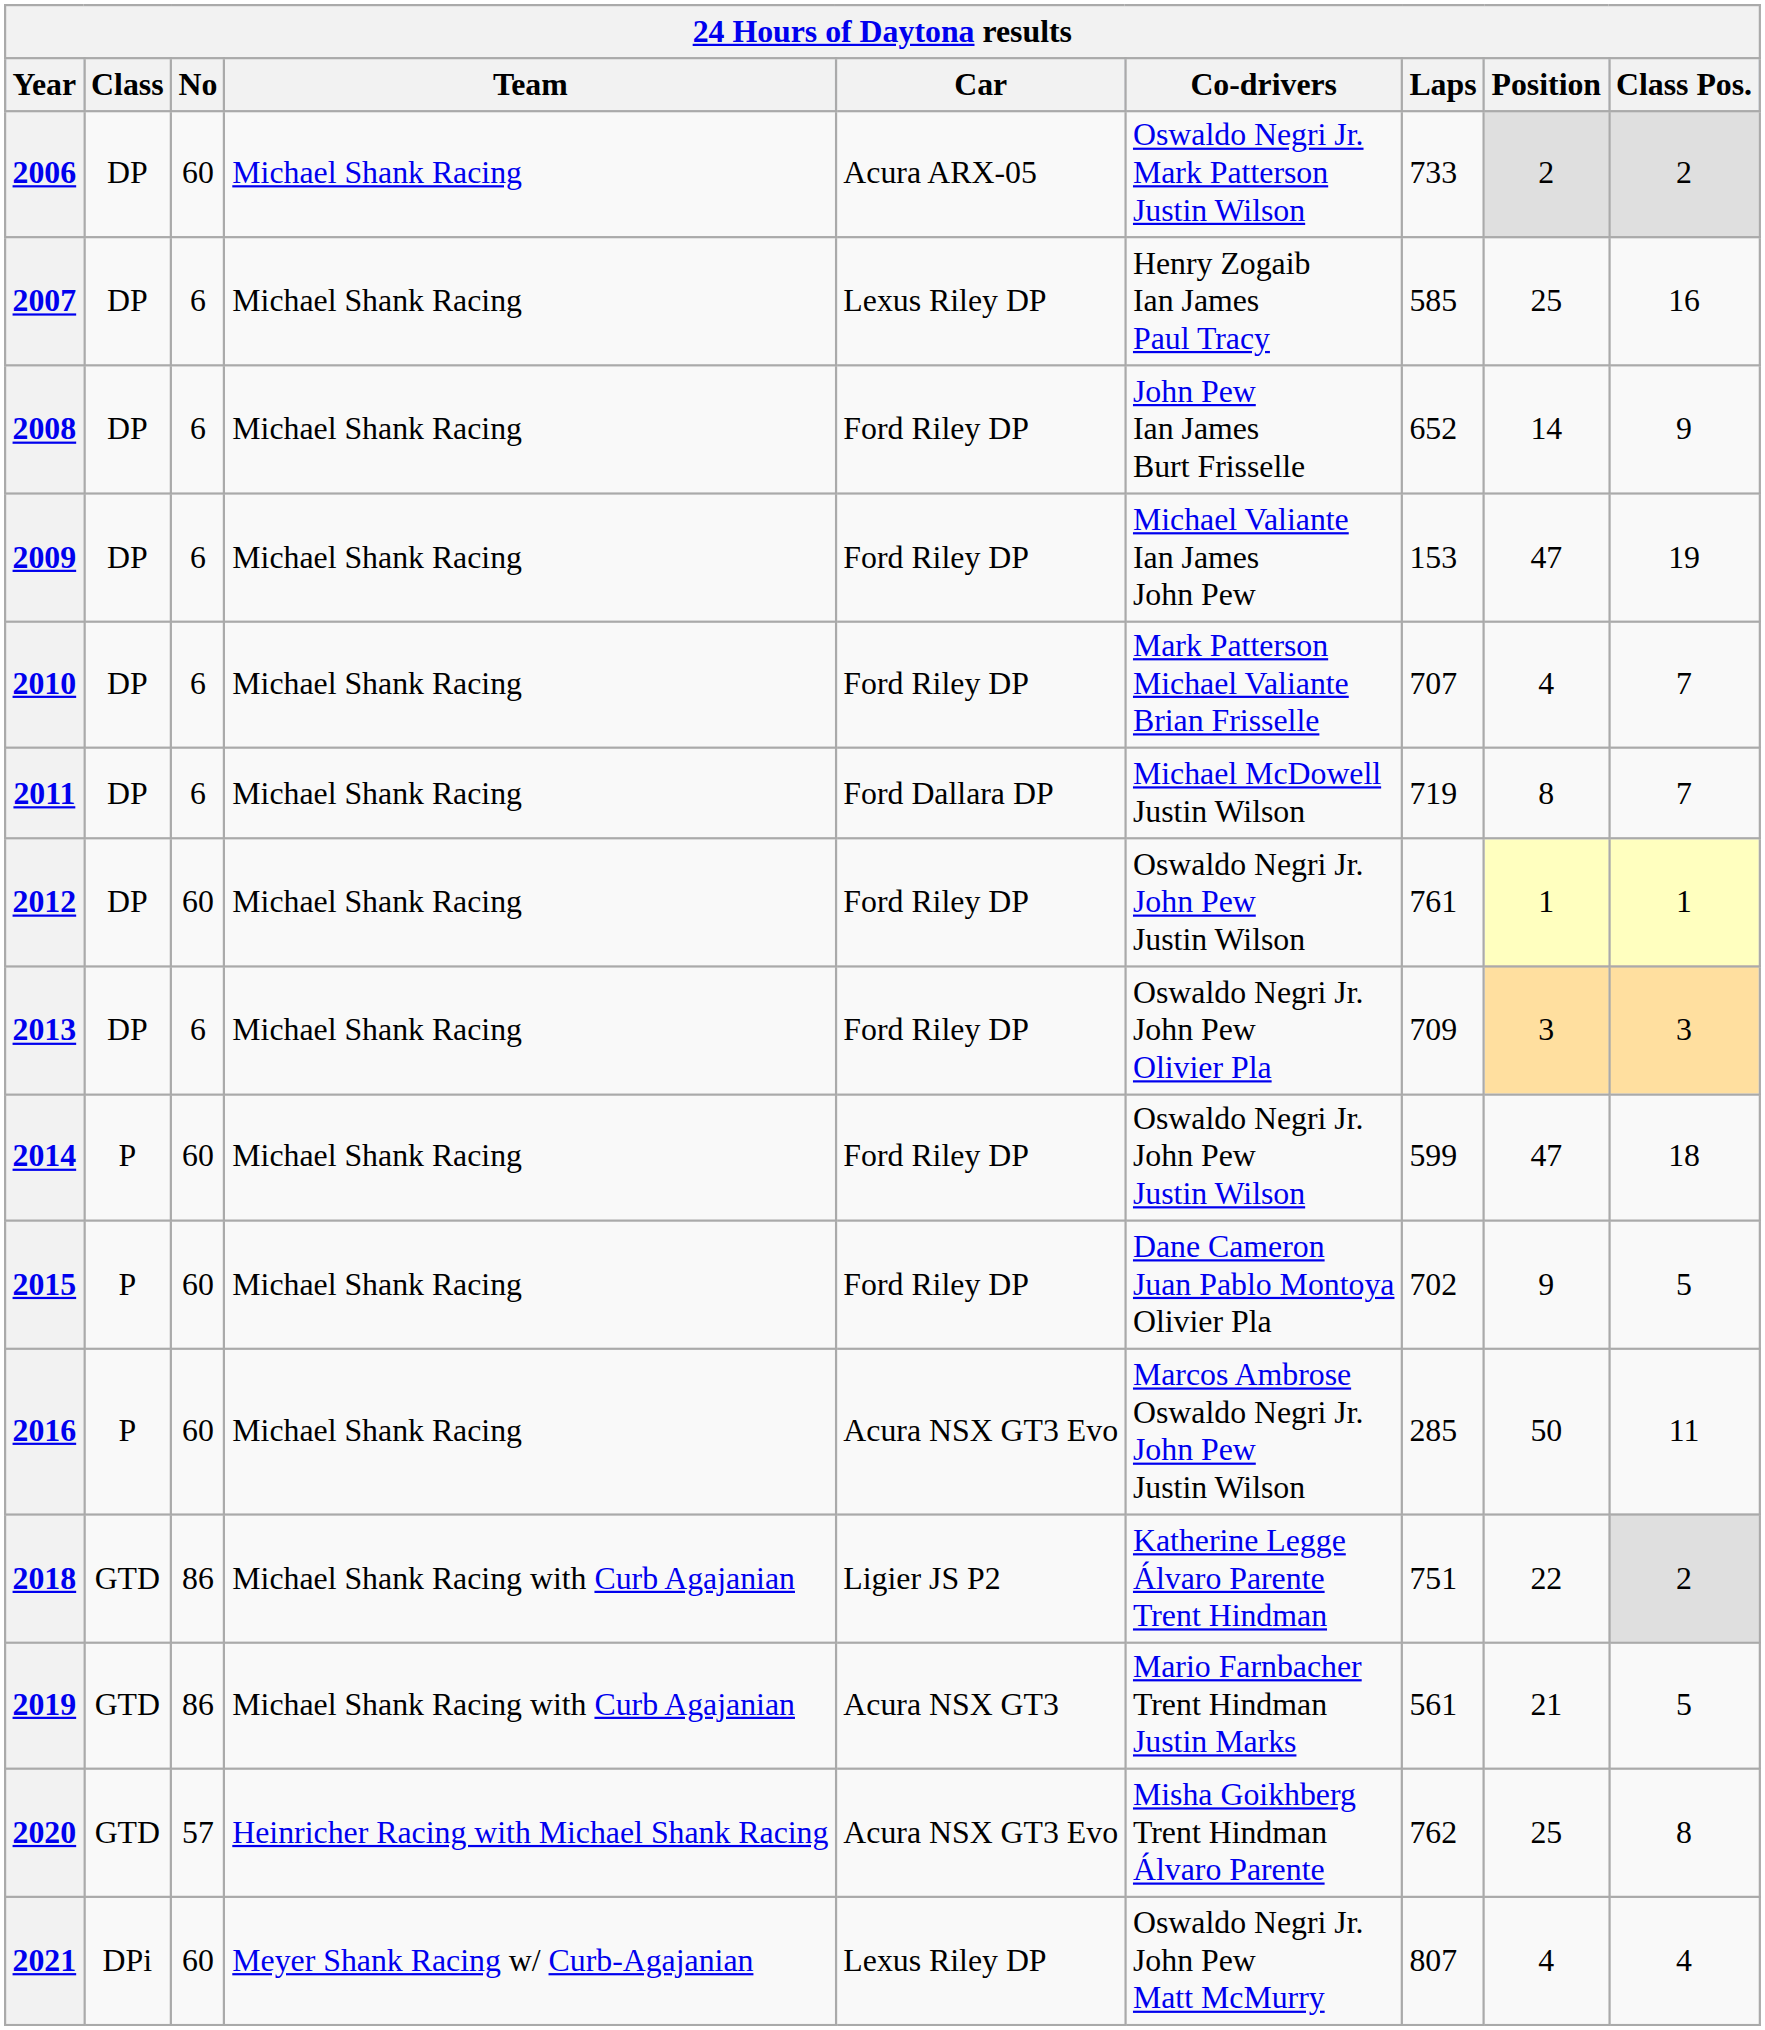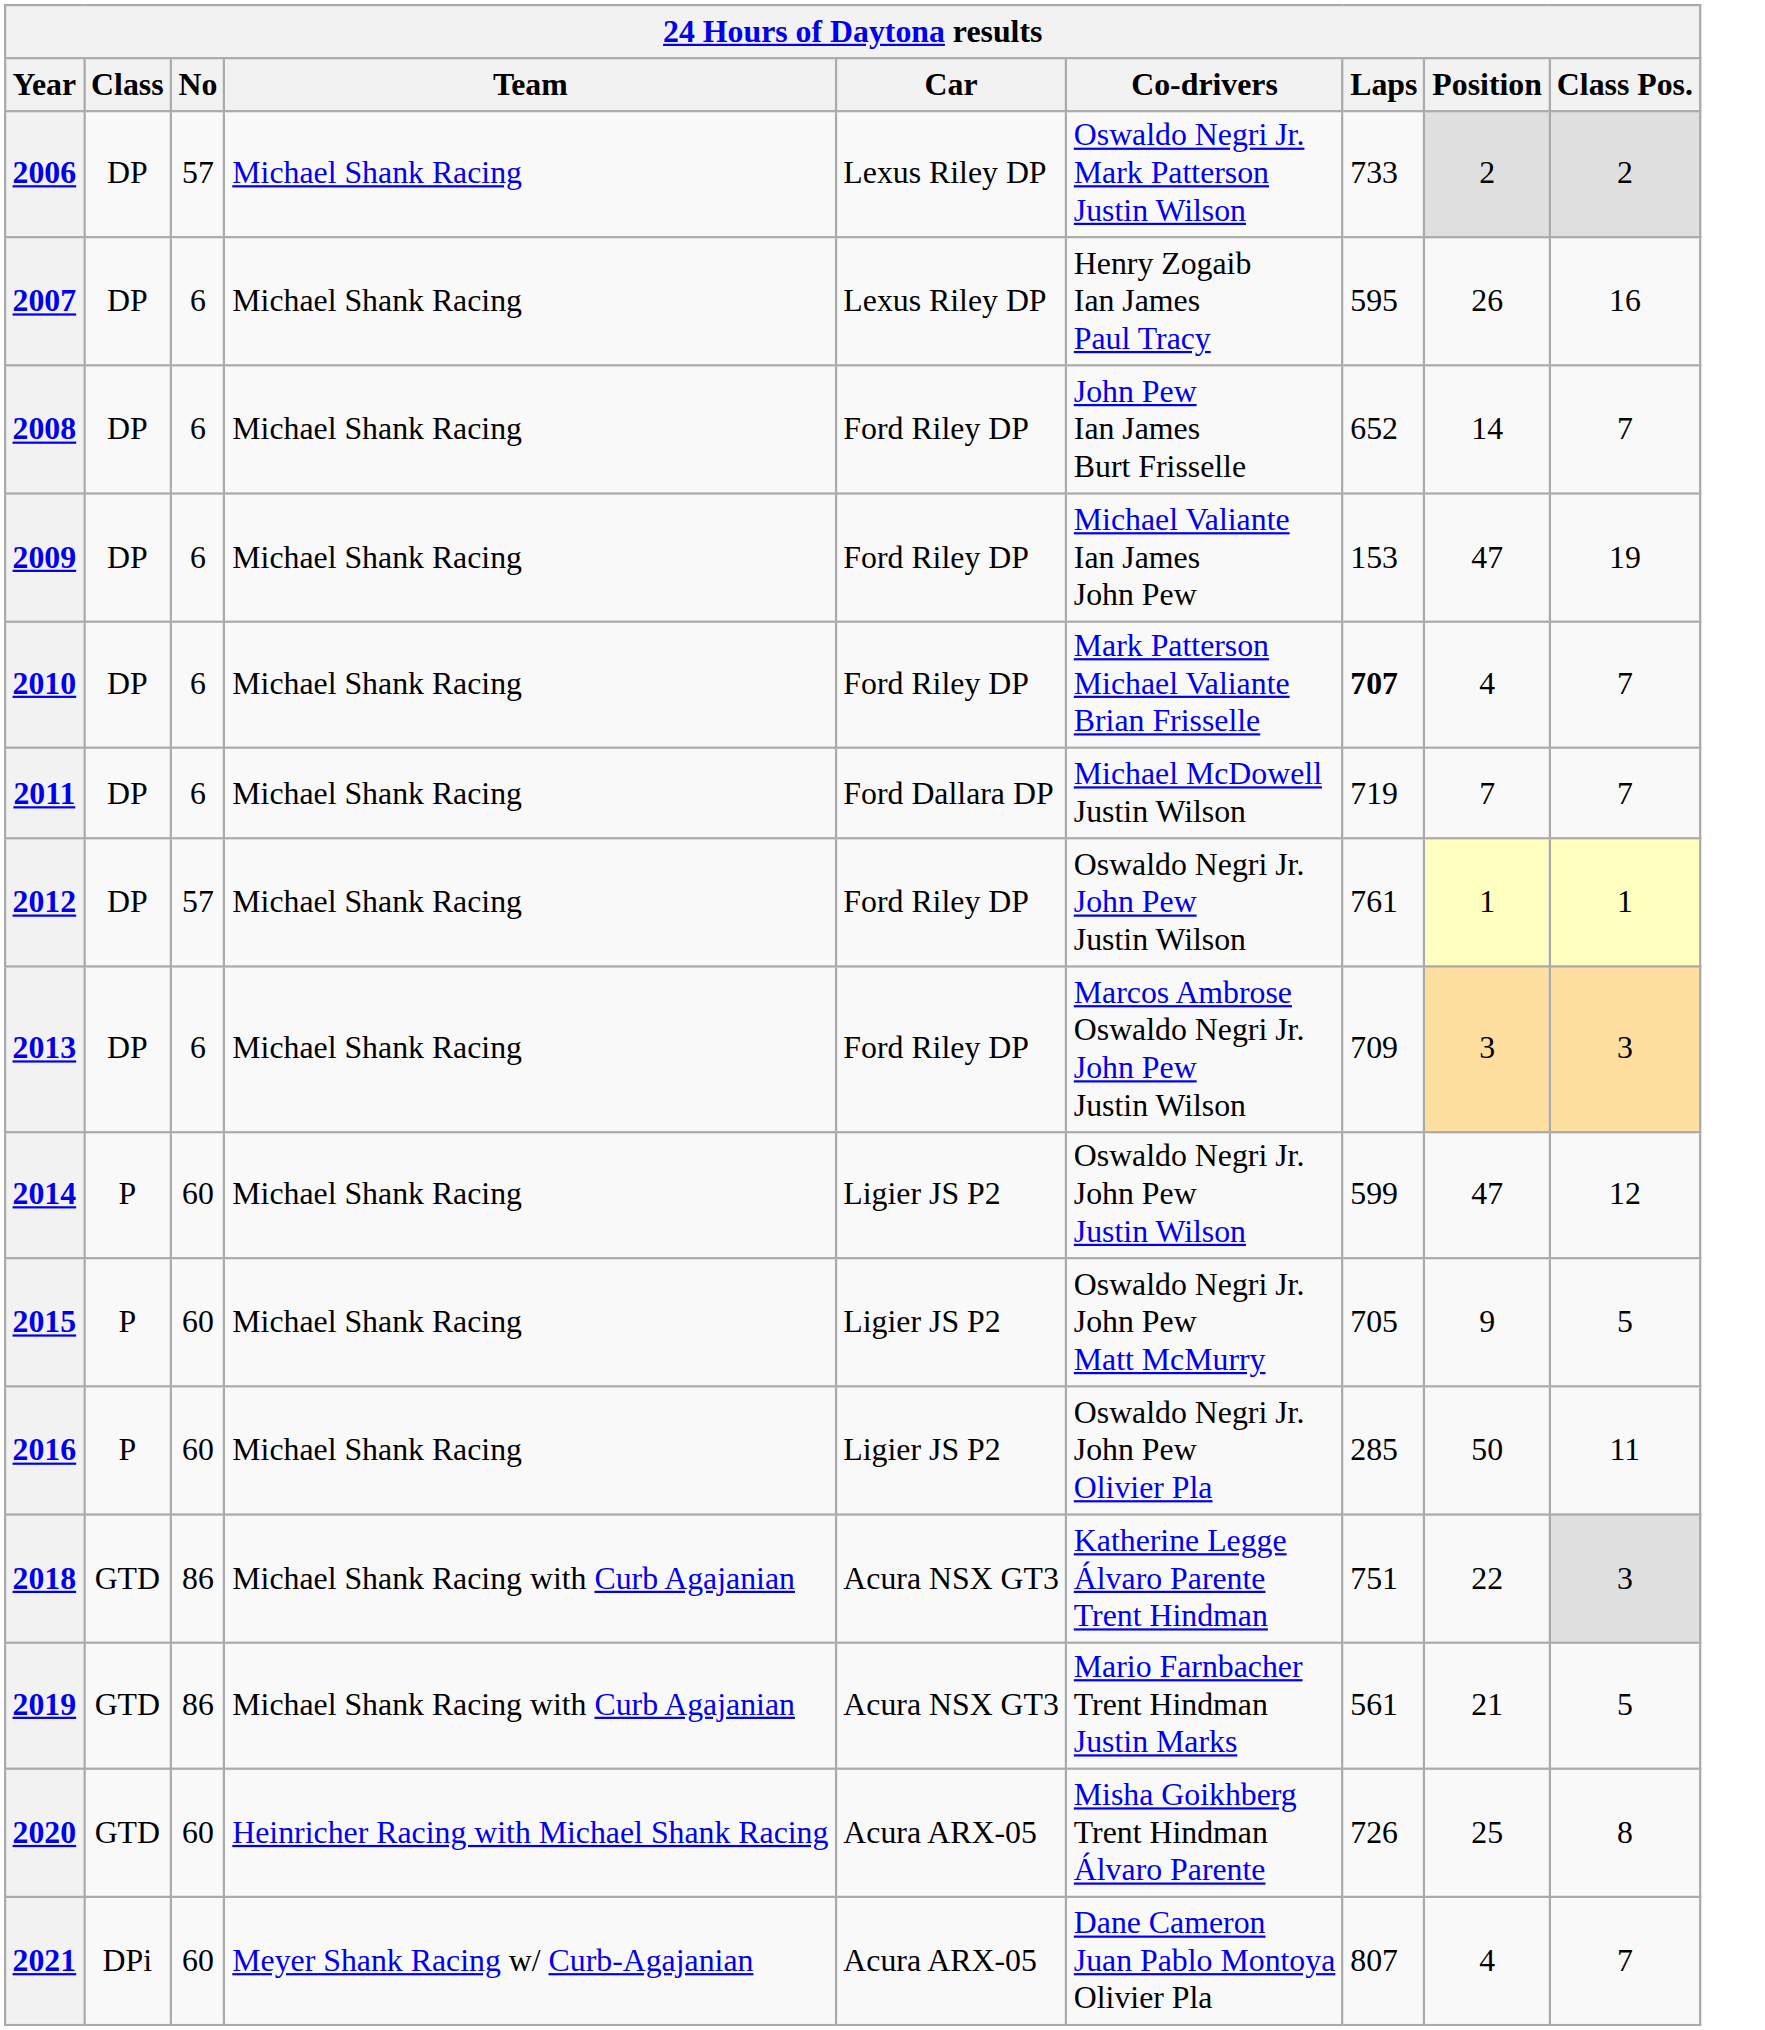(198, 173) 60 -> (198, 173) 57
(940, 173) Acura ARX-05 -> (945, 173) Lexus Riley DP
(1433, 301) 585 -> (1374, 301) 595
(1546, 301) 25 -> (1487, 301) 26
(1684, 428) 9 -> (1625, 428) 7
(1433, 684) normal -> (1374, 684) bold
(1546, 793) 8 -> (1487, 793) 7
(198, 901) 60 -> (198, 901) 57
(1248, 1029) Oswaldo Negri Jr. John Pew Olivier Pla -> (1189, 1048) Marcos Ambrose Oswaldo Negri Jr. John Pew Justin Wilson
(936, 1157) Ford Riley DP -> (922, 1194) Ligier JS P2
(1684, 1157) 18 -> (1625, 1194) 12
(936, 1284) Ford Riley DP -> (922, 1322) Ligier JS P2
(1264, 1284) Dane Cameron Juan Pablo Montoya Olivier Pla -> (1189, 1322) Oswaldo Negri Jr. John Pew Matt McMurry
(1433, 1284) 702 -> (1374, 1322) 705
(981, 1431) Acura NSX GT3 Evo -> (922, 1449) Ligier JS P2
(1248, 1431) Marcos Ambrose Oswaldo Negri Jr. John Pew Justin Wilson -> (1189, 1449) Oswaldo Negri Jr. John Pew Olivier Pla
(922, 1577) Ligier JS P2 -> (951, 1577) Acura NSX GT3
(1684, 1577) 2 -> (1625, 1577) 3
(198, 1832) 57 -> (198, 1832) 60
(981, 1832) Acura NSX GT3 Evo -> (940, 1832) Acura ARX-05
(1433, 1832) 762 -> (1374, 1832) 726
(945, 1960) Lexus Riley DP -> (940, 1960) Acura ARX-05
(1248, 1960) Oswaldo Negri Jr. John Pew Matt McMurry -> (1205, 1960) Dane Cameron Juan Pablo Montoya Olivier Pla
(1684, 1960) 4 -> (1625, 1960) 7
